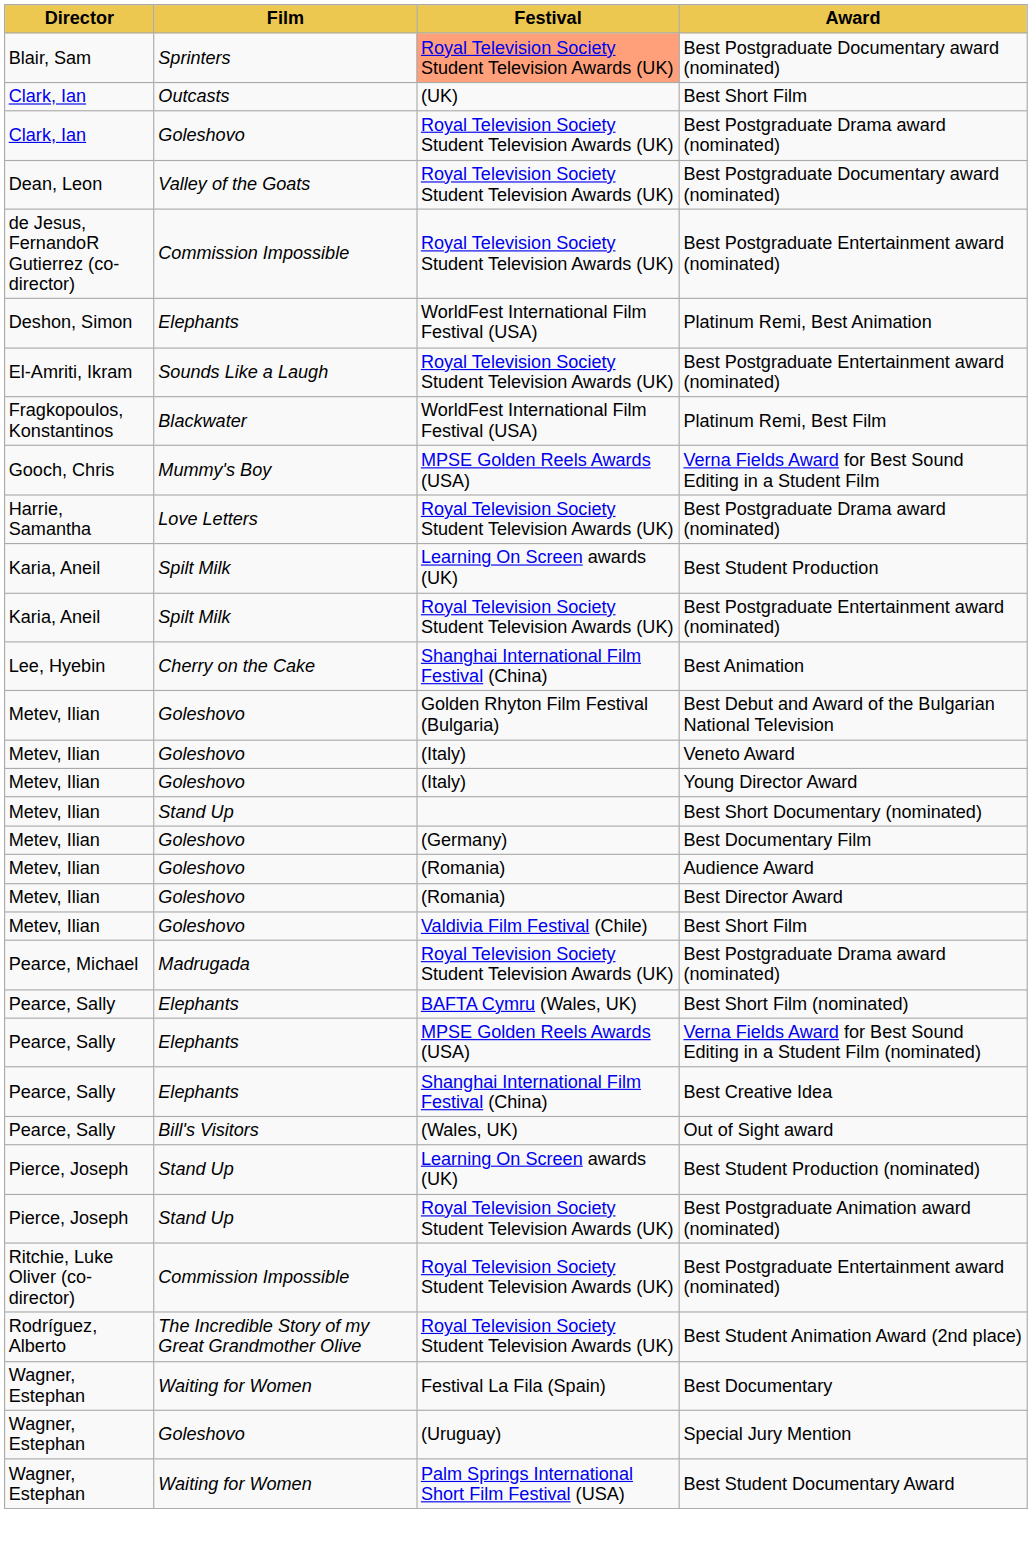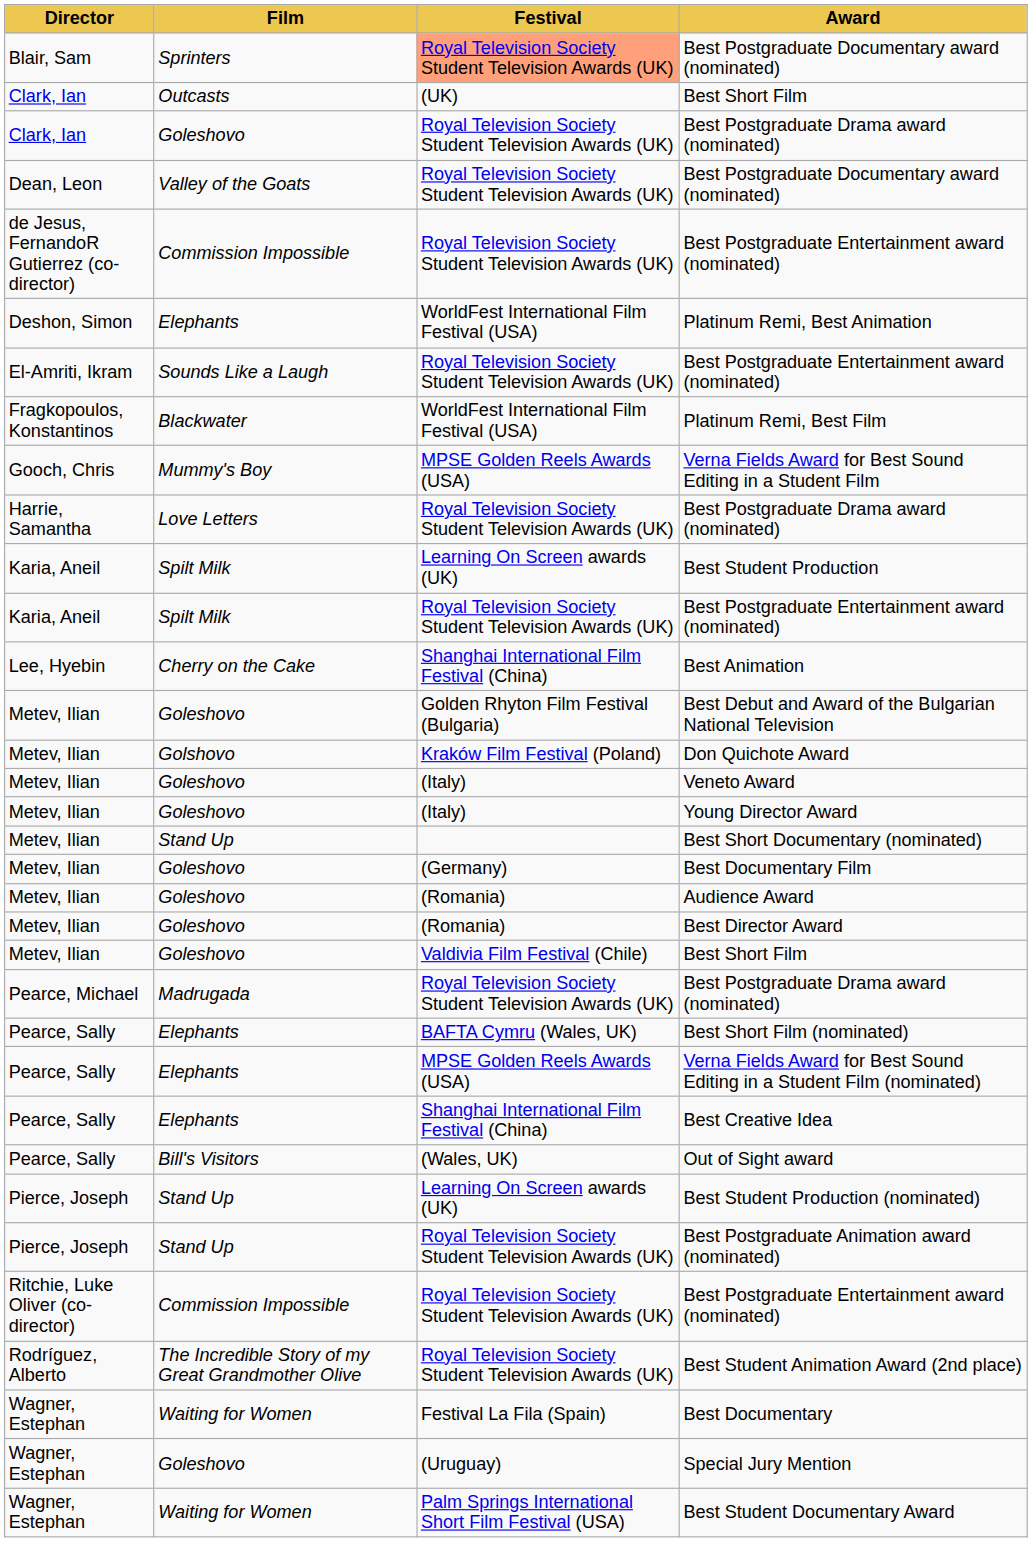+ row: (54, 754)
